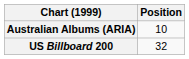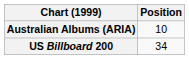(161, 46) 32 -> (161, 46) 34
